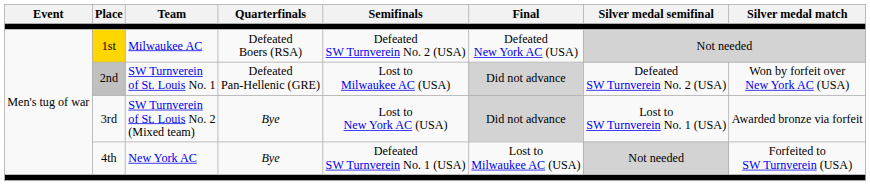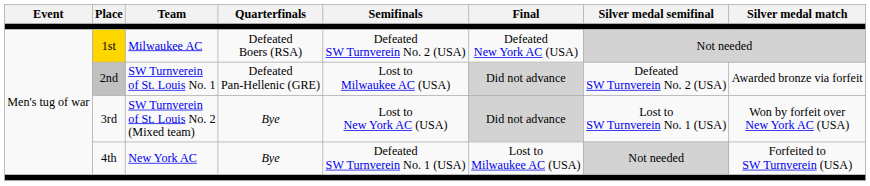(797, 78) Won by forfeit over New York AC (USA) -> (797, 78) Awarded bronze via forfeit
(797, 118) Awarded bronze via forfeit -> (797, 118) Won by forfeit over New York AC (USA)
